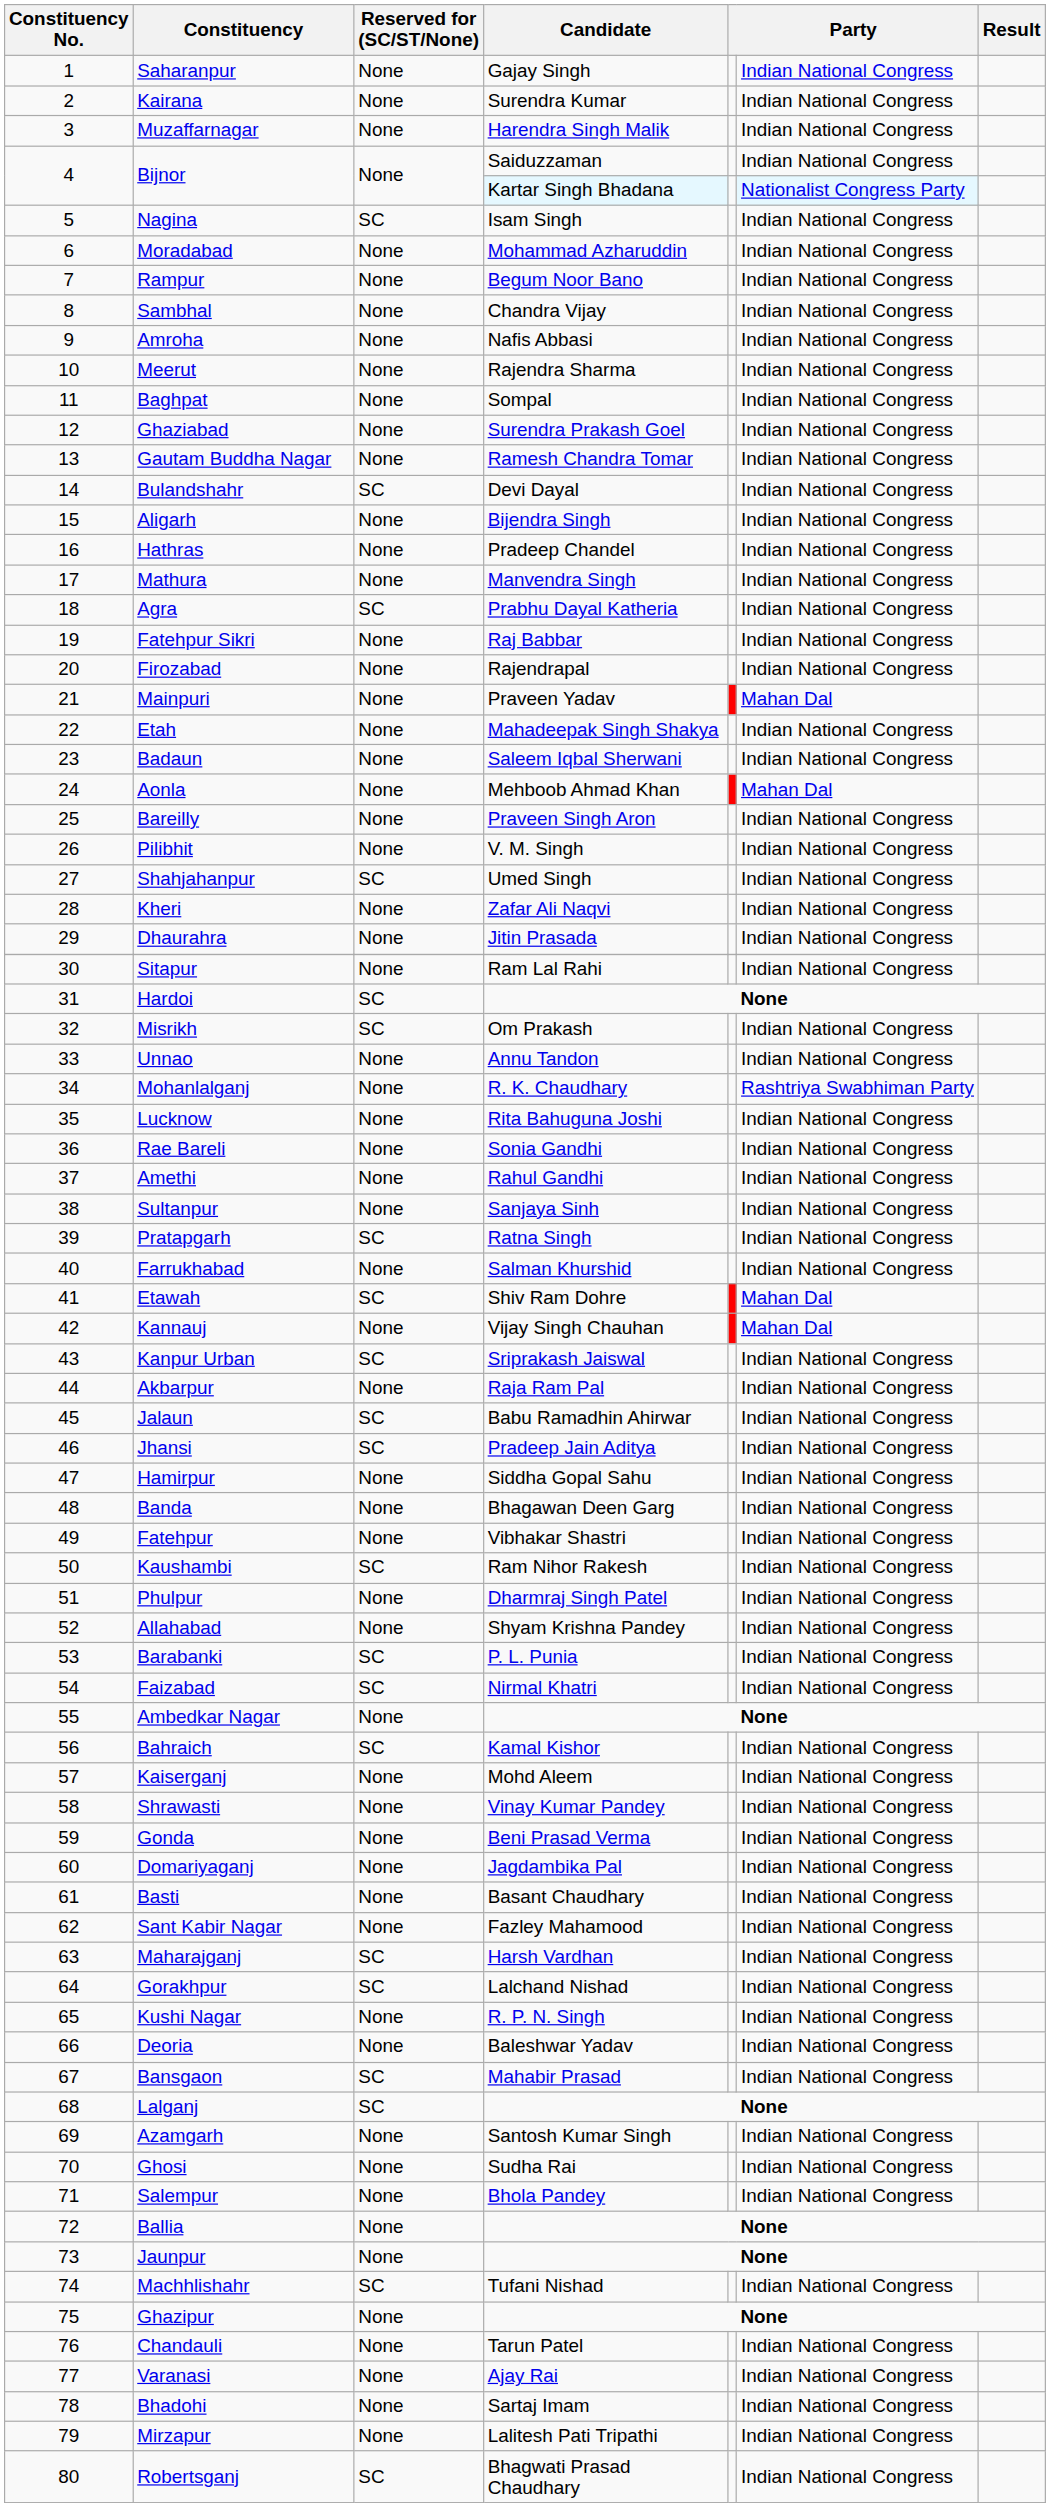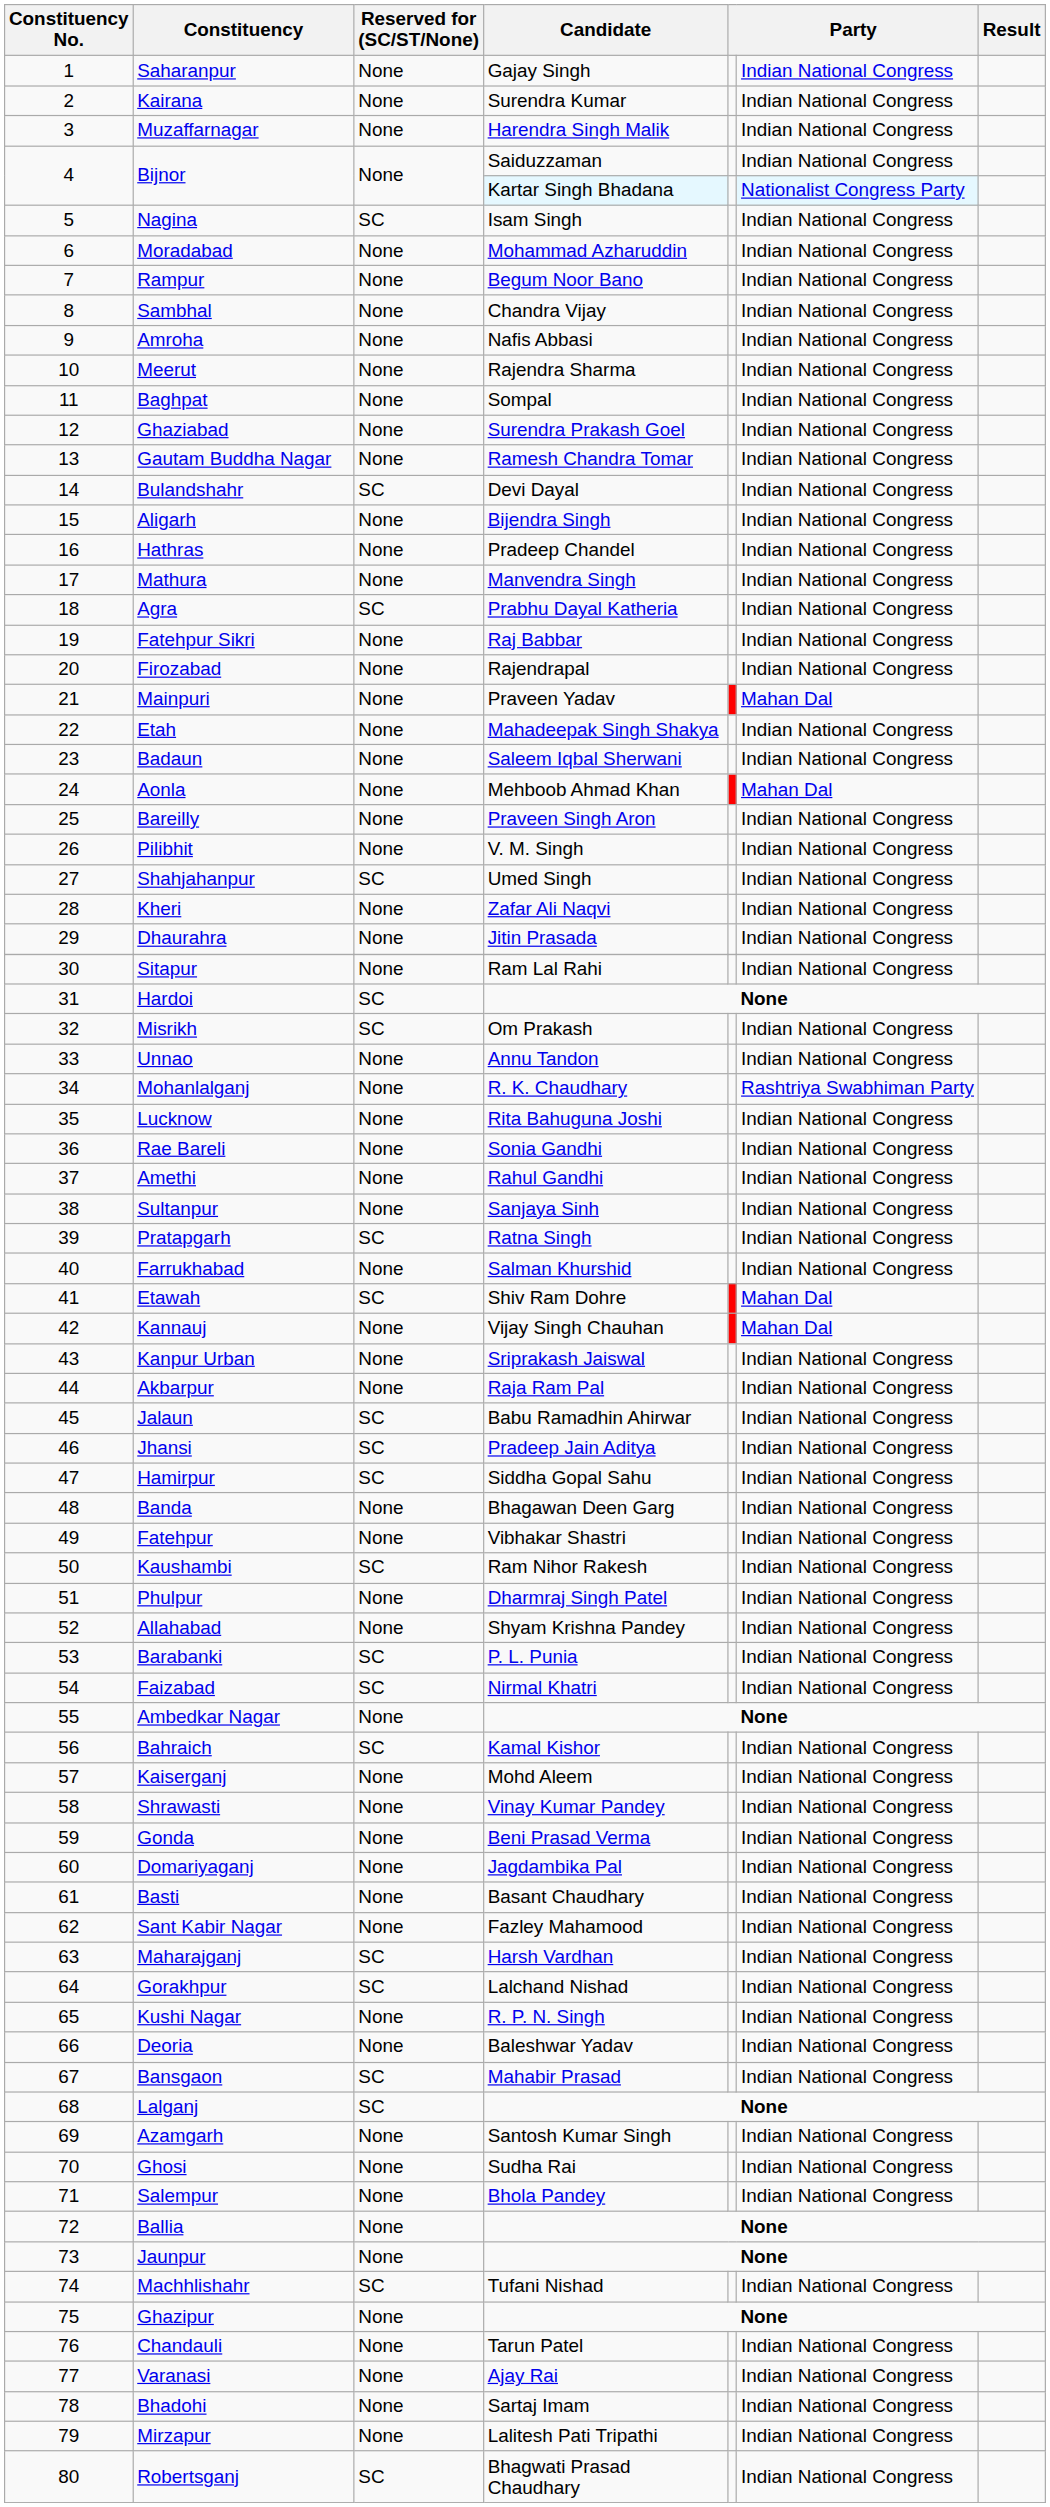(371, 1358) SC -> (381, 1358) None
(381, 1477) None -> (371, 1477) SC
